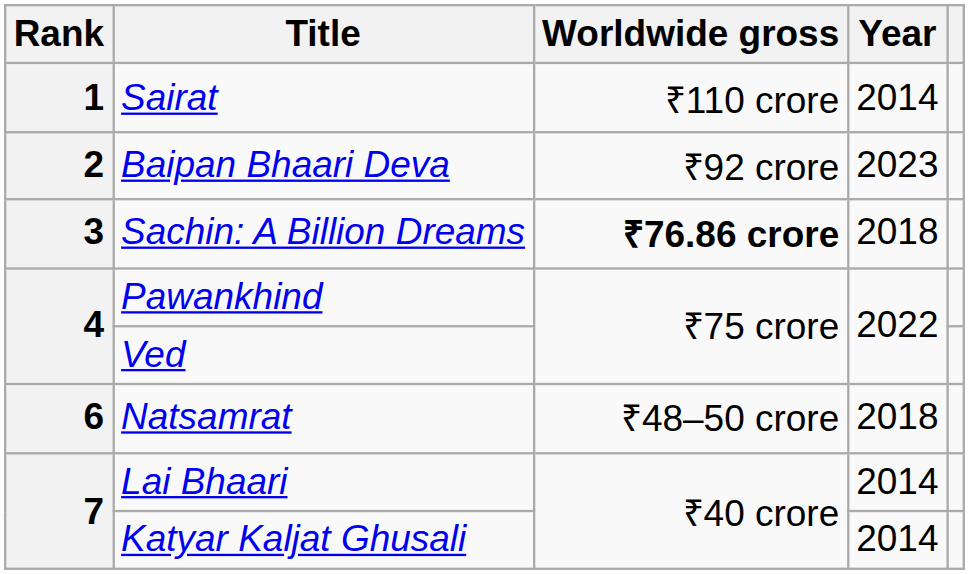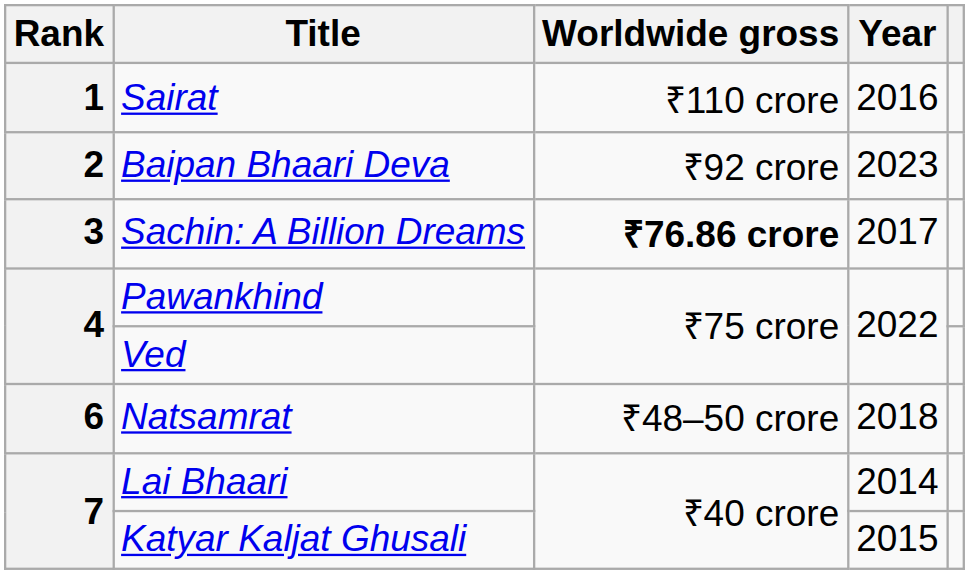(897, 97) 2014 -> (897, 97) 2016
(897, 232) 2018 -> (897, 232) 2017
(897, 539) 2014 -> (897, 539) 2015
